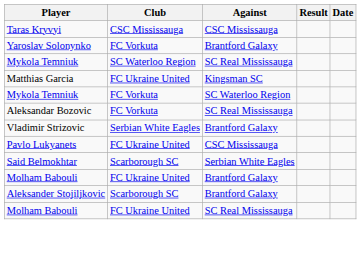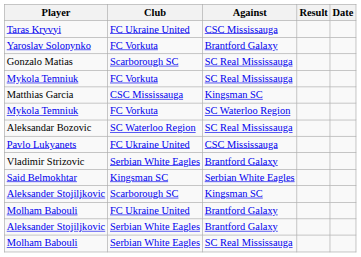(147, 29) CSC Mississauga -> (150, 29) FC Ukraine United
+ row: (40, 62)
(153, 62) SC Waterloo Region -> (134, 78) FC Vorkuta
(150, 78) FC Ukraine United -> (147, 95) CSC Mississauga
(134, 111) FC Vorkuta -> (153, 128) SC Waterloo Region
rows swapped: (42, 144) <-> (46, 128)
(144, 161) Scarborough SC -> (139, 177) Kingsman SC
+ row: (56, 194)
(144, 194) Scarborough SC -> (155, 227) Serbian White Eagles
(150, 210) FC Ukraine United -> (155, 243) Serbian White Eagles
